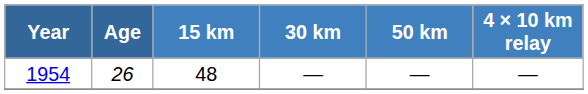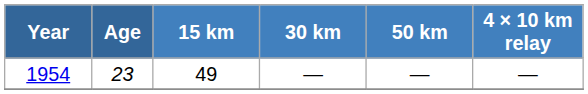(122, 74) 26 -> (122, 74) 23
(206, 74) 48 -> (206, 74) 49
